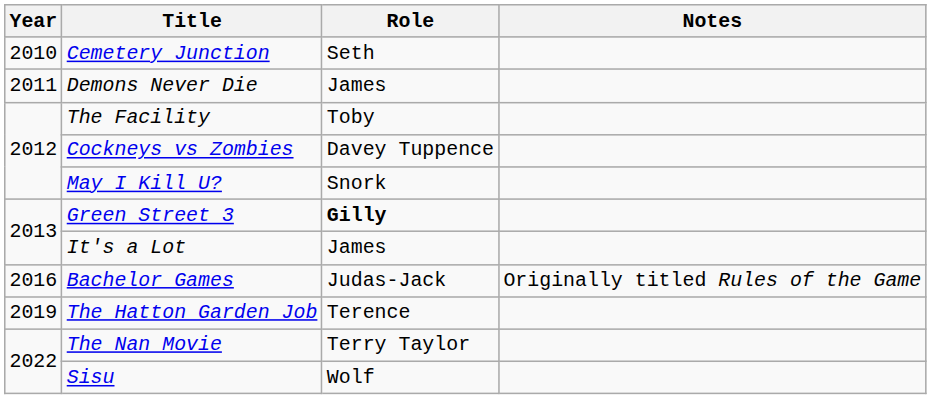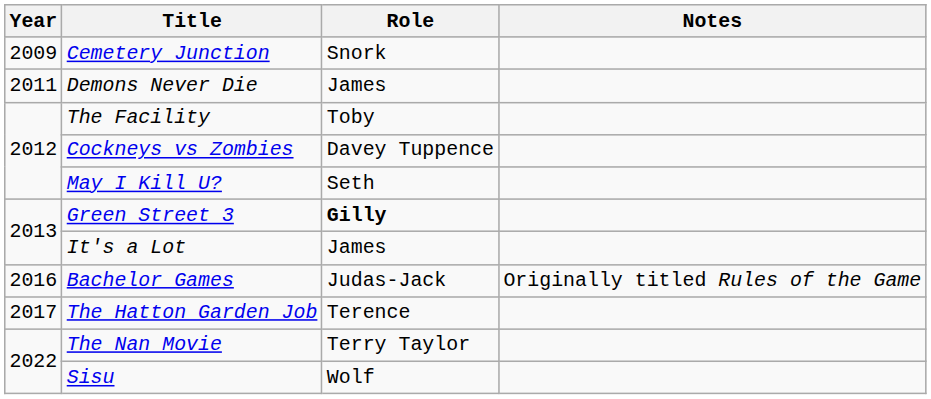(33, 53) 2010 -> (33, 53) 2009
(351, 53) Seth -> (357, 53) Snork
(357, 183) Snork -> (351, 183) Seth
(33, 313) 2019 -> (33, 313) 2017
